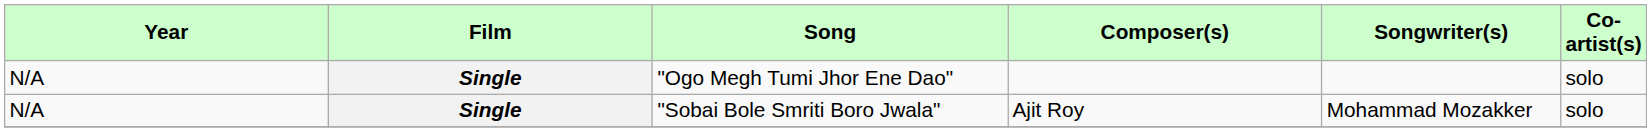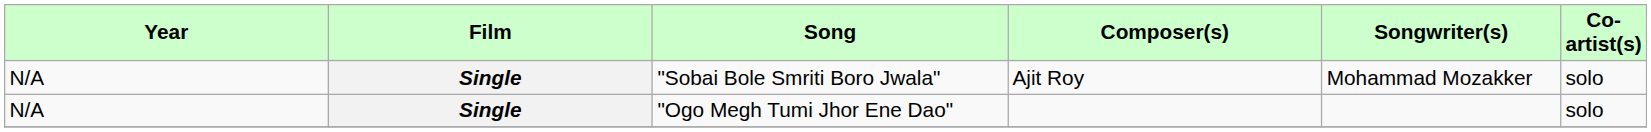rows swapped: (805, 77) <-> (799, 110)
